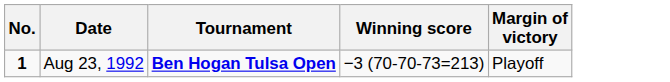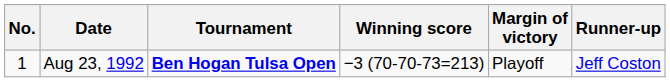+ column: (618, 28)
(22, 64) bold -> (22, 64) normal
